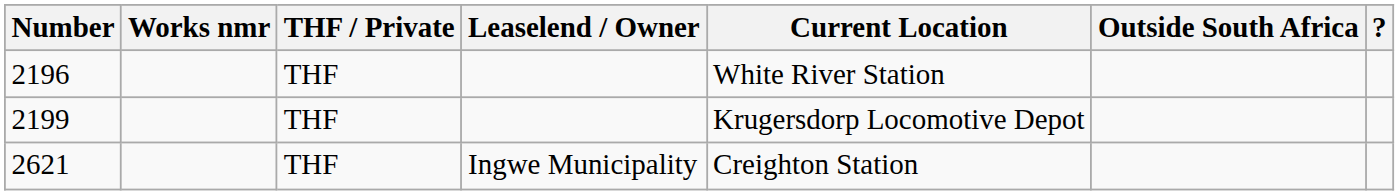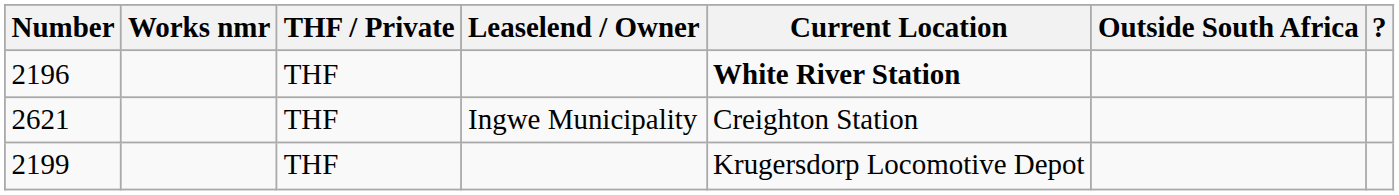(829, 73) normal -> (837, 73) bold
rows swapped: (41, 119) <-> (41, 165)
